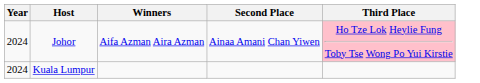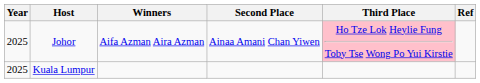+ column: (465, 12)
(17, 41) 2024 -> (17, 41) 2025
(17, 70) 2024 -> (17, 70) 2025
